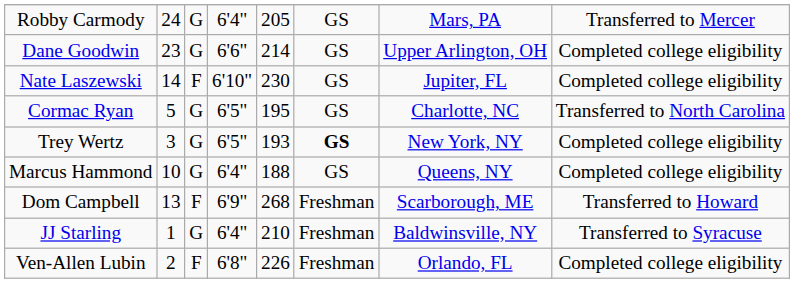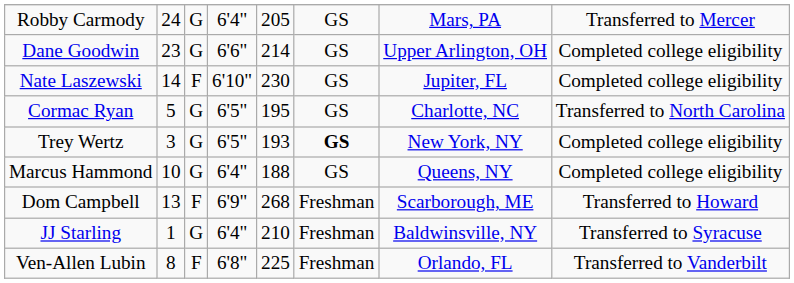(171, 263) 2 -> (171, 263) 8
(275, 263) 226 -> (275, 263) 225
(670, 263) Completed college eligibility -> (670, 263) Transferred to Vanderbilt
